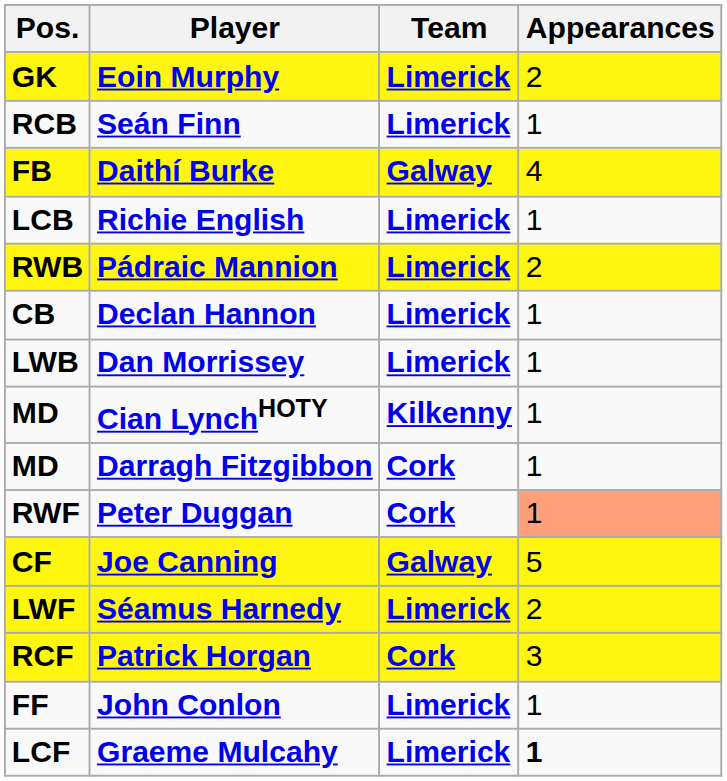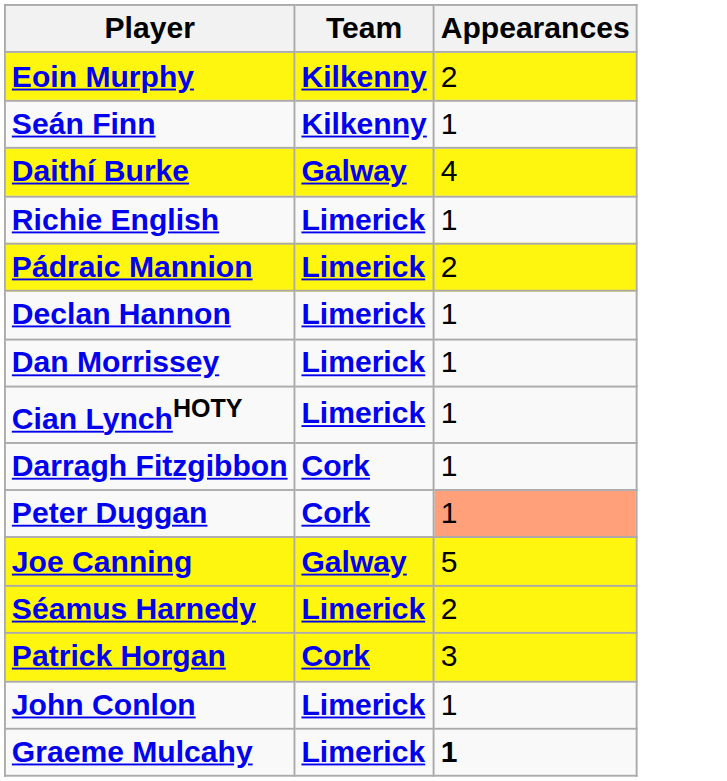- column: (48, 28)
(448, 76) Limerick -> (364, 76) Kilkenny
(448, 123) Limerick -> (364, 123) Kilkenny
(449, 414) Kilkenny -> (363, 414) Limerick
